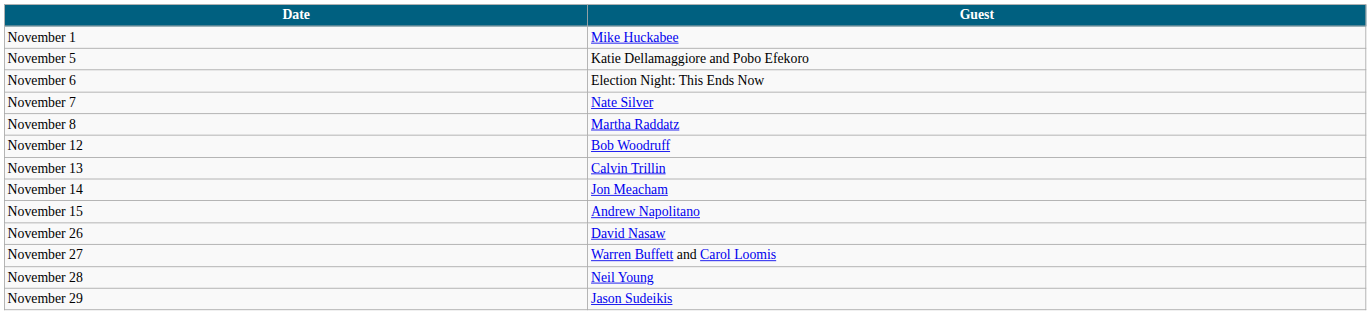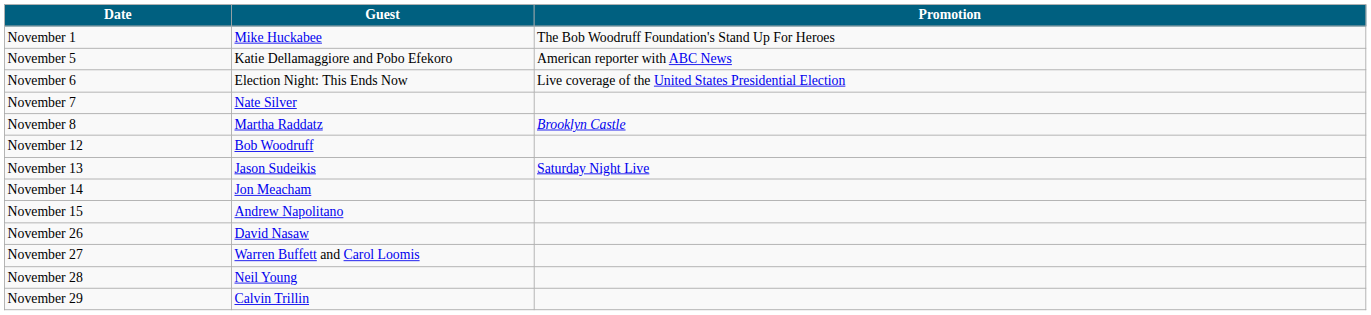+ column: (950, 15)
(628, 168) Calvin Trillin -> (275, 168) Jason Sudeikis
(632, 299) Jason Sudeikis -> (272, 299) Calvin Trillin
